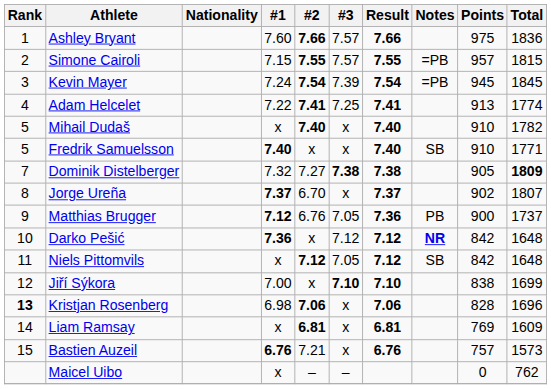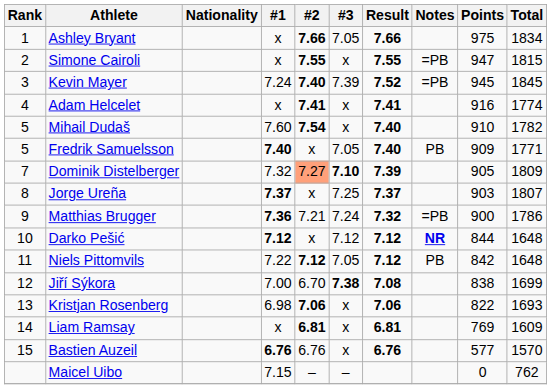(278, 37) 7.60 -> (278, 37) x
(346, 37) 7.57 -> (346, 37) 7.05
(527, 37) 1836 -> (527, 37) 1834
(278, 60) 7.15 -> (278, 60) x
(346, 60) 7.57 -> (346, 60) x
(483, 60) 957 -> (483, 60) 947
(312, 82) 7.54 -> (312, 82) 7.40
(387, 82) 7.54 -> (387, 82) 7.52
(278, 104) 7.22 -> (278, 104) x
(346, 104) 7.25 -> (346, 104) x
(483, 104) 913 -> (483, 104) 916
(278, 127) x -> (278, 127) 7.60
(312, 127) 7.40 -> (312, 127) 7.54
(346, 149) x -> (346, 149) 7.05
(435, 149) SB -> (435, 149) PB
(483, 149) 910 -> (483, 149) 909
(312, 171) no background -> (312, 171) lightsalmon background
(346, 171) 7.38 -> (346, 171) 7.10
(387, 171) 7.38 -> (387, 171) 7.39
(527, 171) bold -> (527, 171) normal
(312, 194) 6.70 -> (312, 194) x
(346, 194) x -> (346, 194) 7.25
(483, 194) 902 -> (483, 194) 903
(278, 216) 7.12 -> (278, 216) 7.36
(312, 216) 6.76 -> (312, 216) 7.21
(346, 216) 7.05 -> (346, 216) 7.24
(387, 216) 7.36 -> (387, 216) 7.32
(435, 216) PB -> (435, 216) =PB
(527, 216) 1737 -> (527, 216) 1786
(278, 238) 7.36 -> (278, 238) 7.12
(483, 238) 842 -> (483, 238) 844
(278, 261) x -> (278, 261) 7.22
(435, 261) SB -> (435, 261) PB
(312, 283) x -> (312, 283) 6.70
(346, 283) 7.10 -> (346, 283) 7.38
(387, 283) 7.10 -> (387, 283) 7.08
(25, 305) bold -> (25, 305) normal
(483, 305) 828 -> (483, 305) 822
(527, 305) 1696 -> (527, 305) 1693
(312, 350) 7.21 -> (312, 350) 6.76
(483, 350) 757 -> (483, 350) 577
(527, 350) 1573 -> (527, 350) 1570
(278, 372) x -> (278, 372) 7.15
